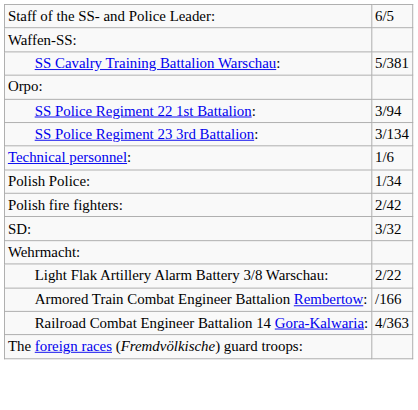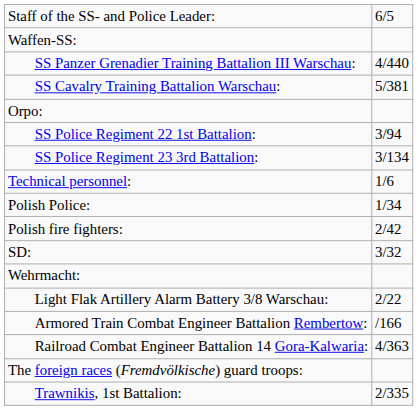+ row: (195, 63)
+ row: (108, 393)
